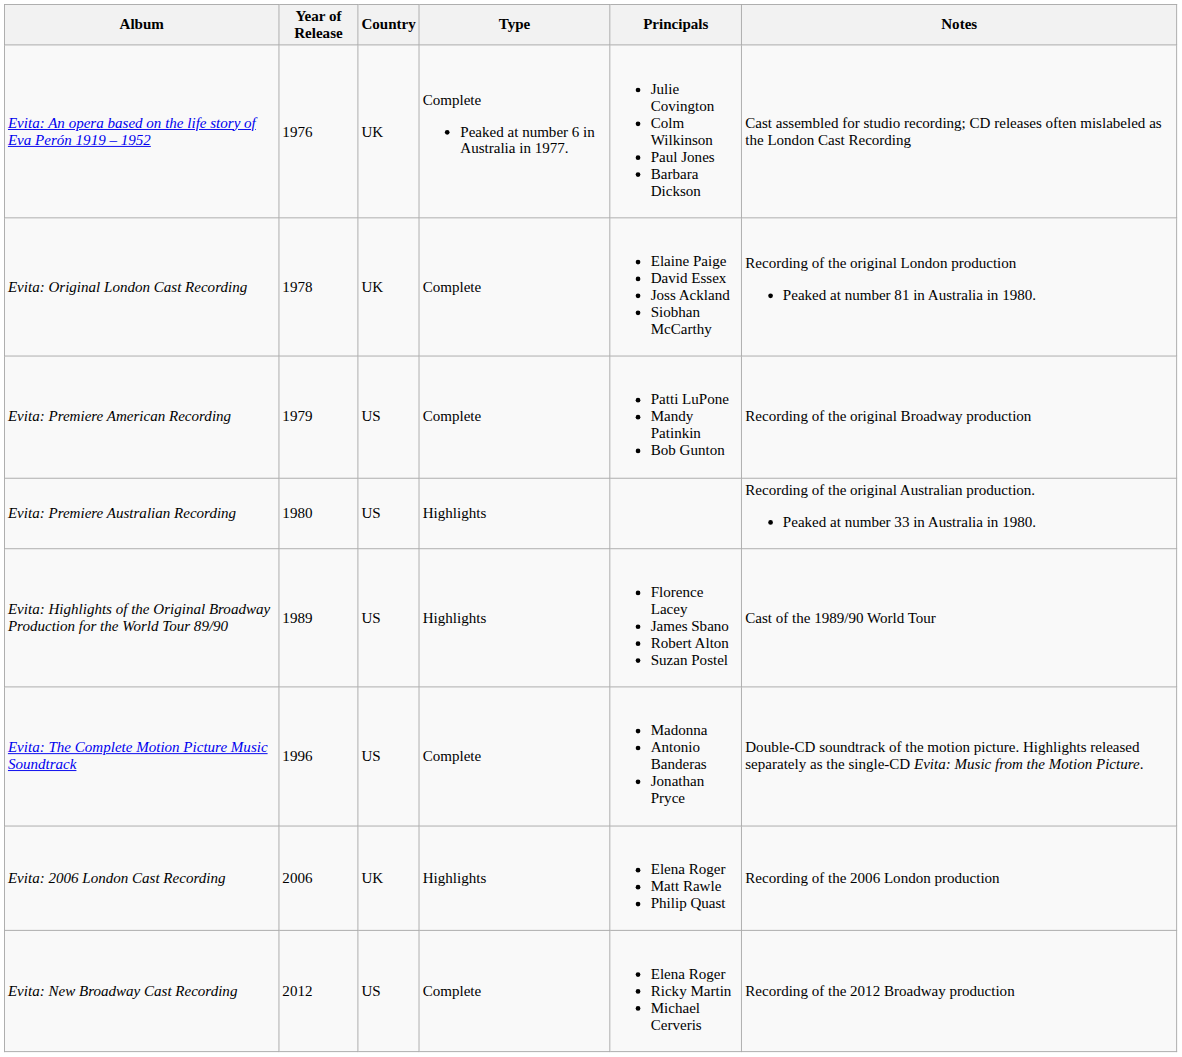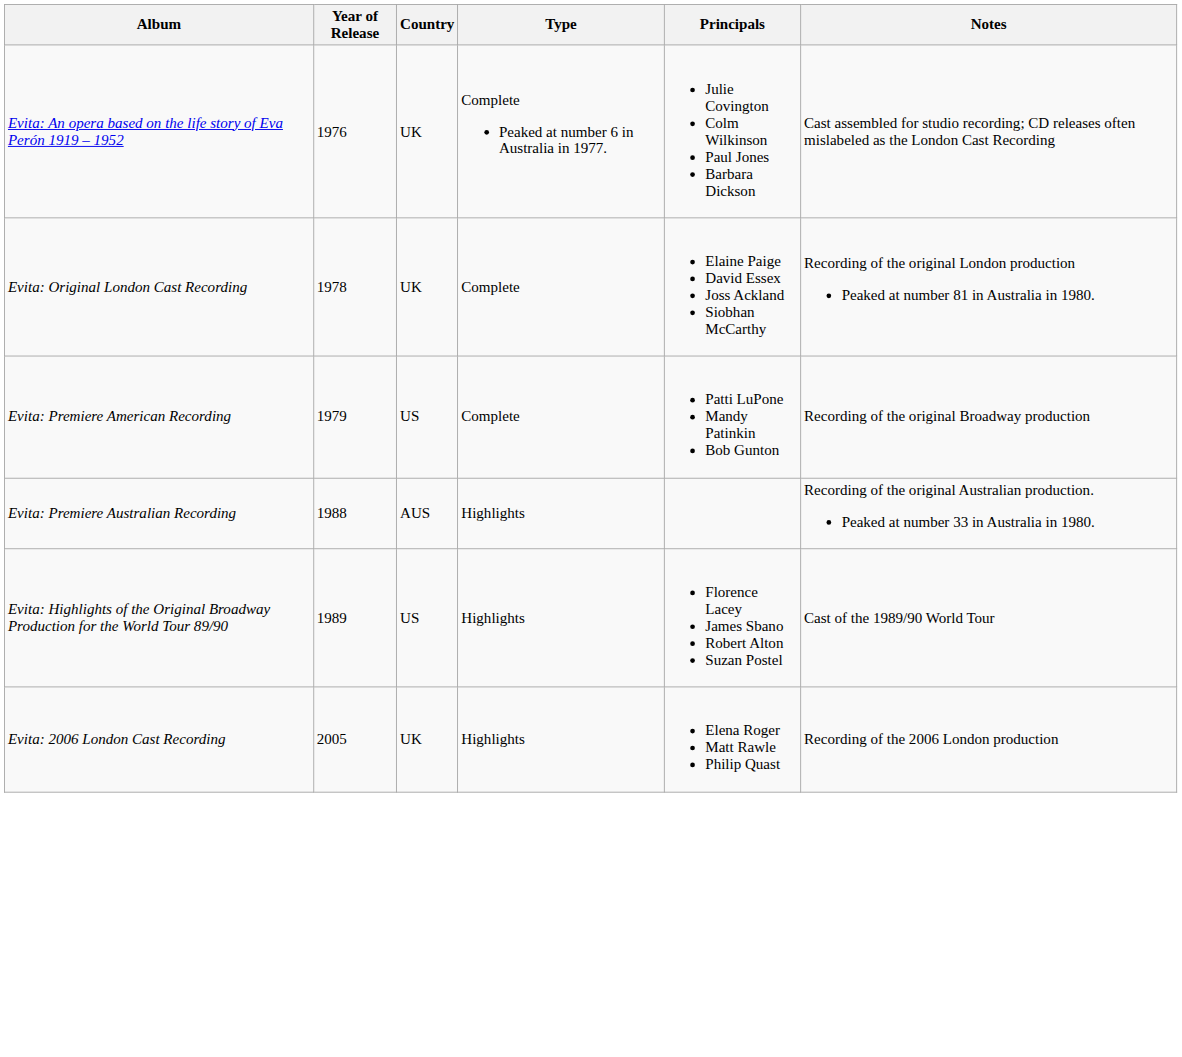(297, 513) 1980 -> (332, 513) 1988
(371, 513) US -> (415, 513) AUS
- row: (138, 756)
(297, 878) 2006 -> (332, 739) 2005
- row: (123, 991)
